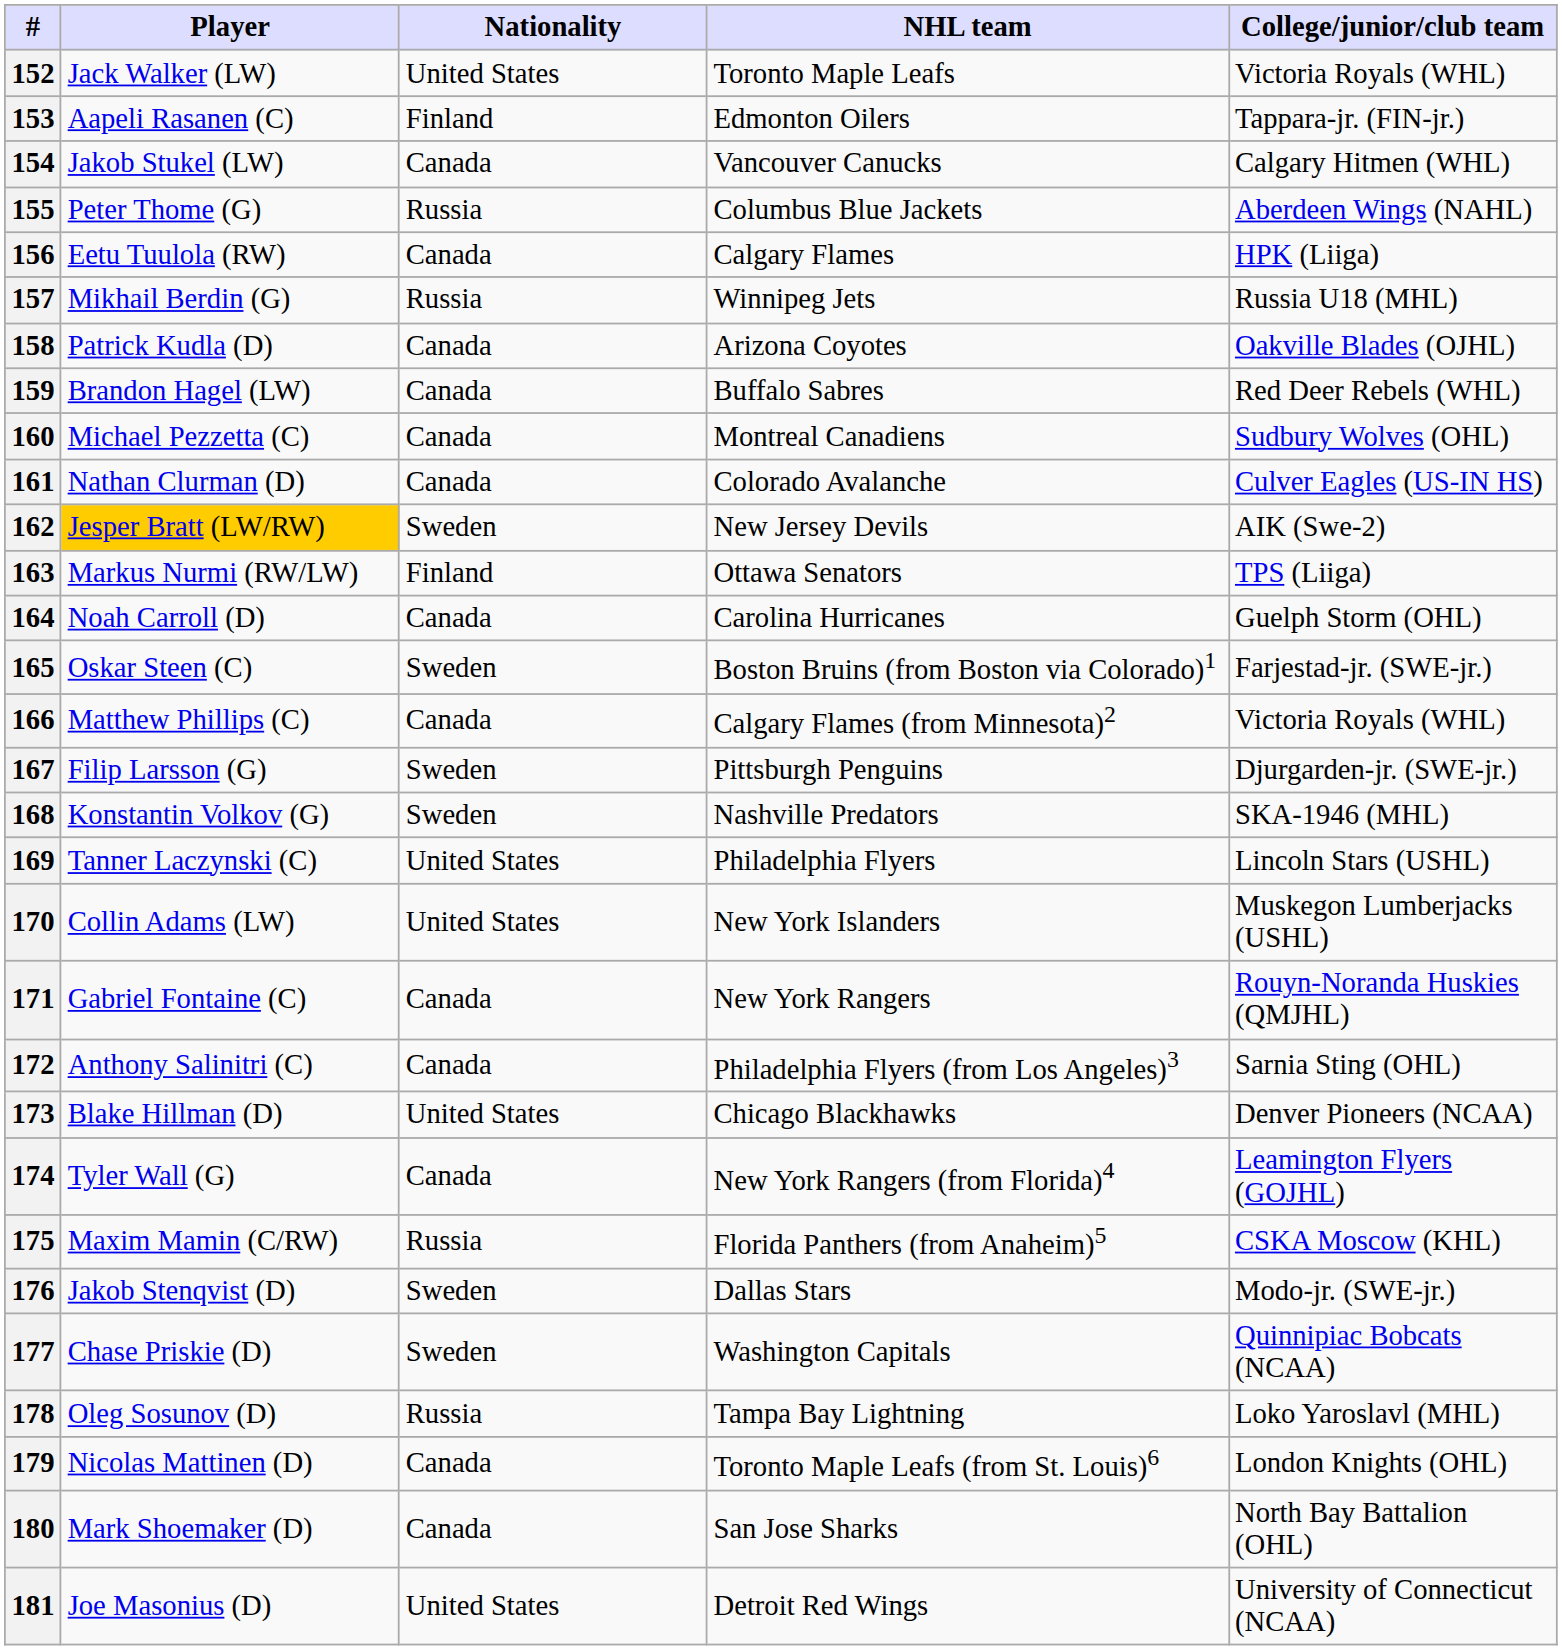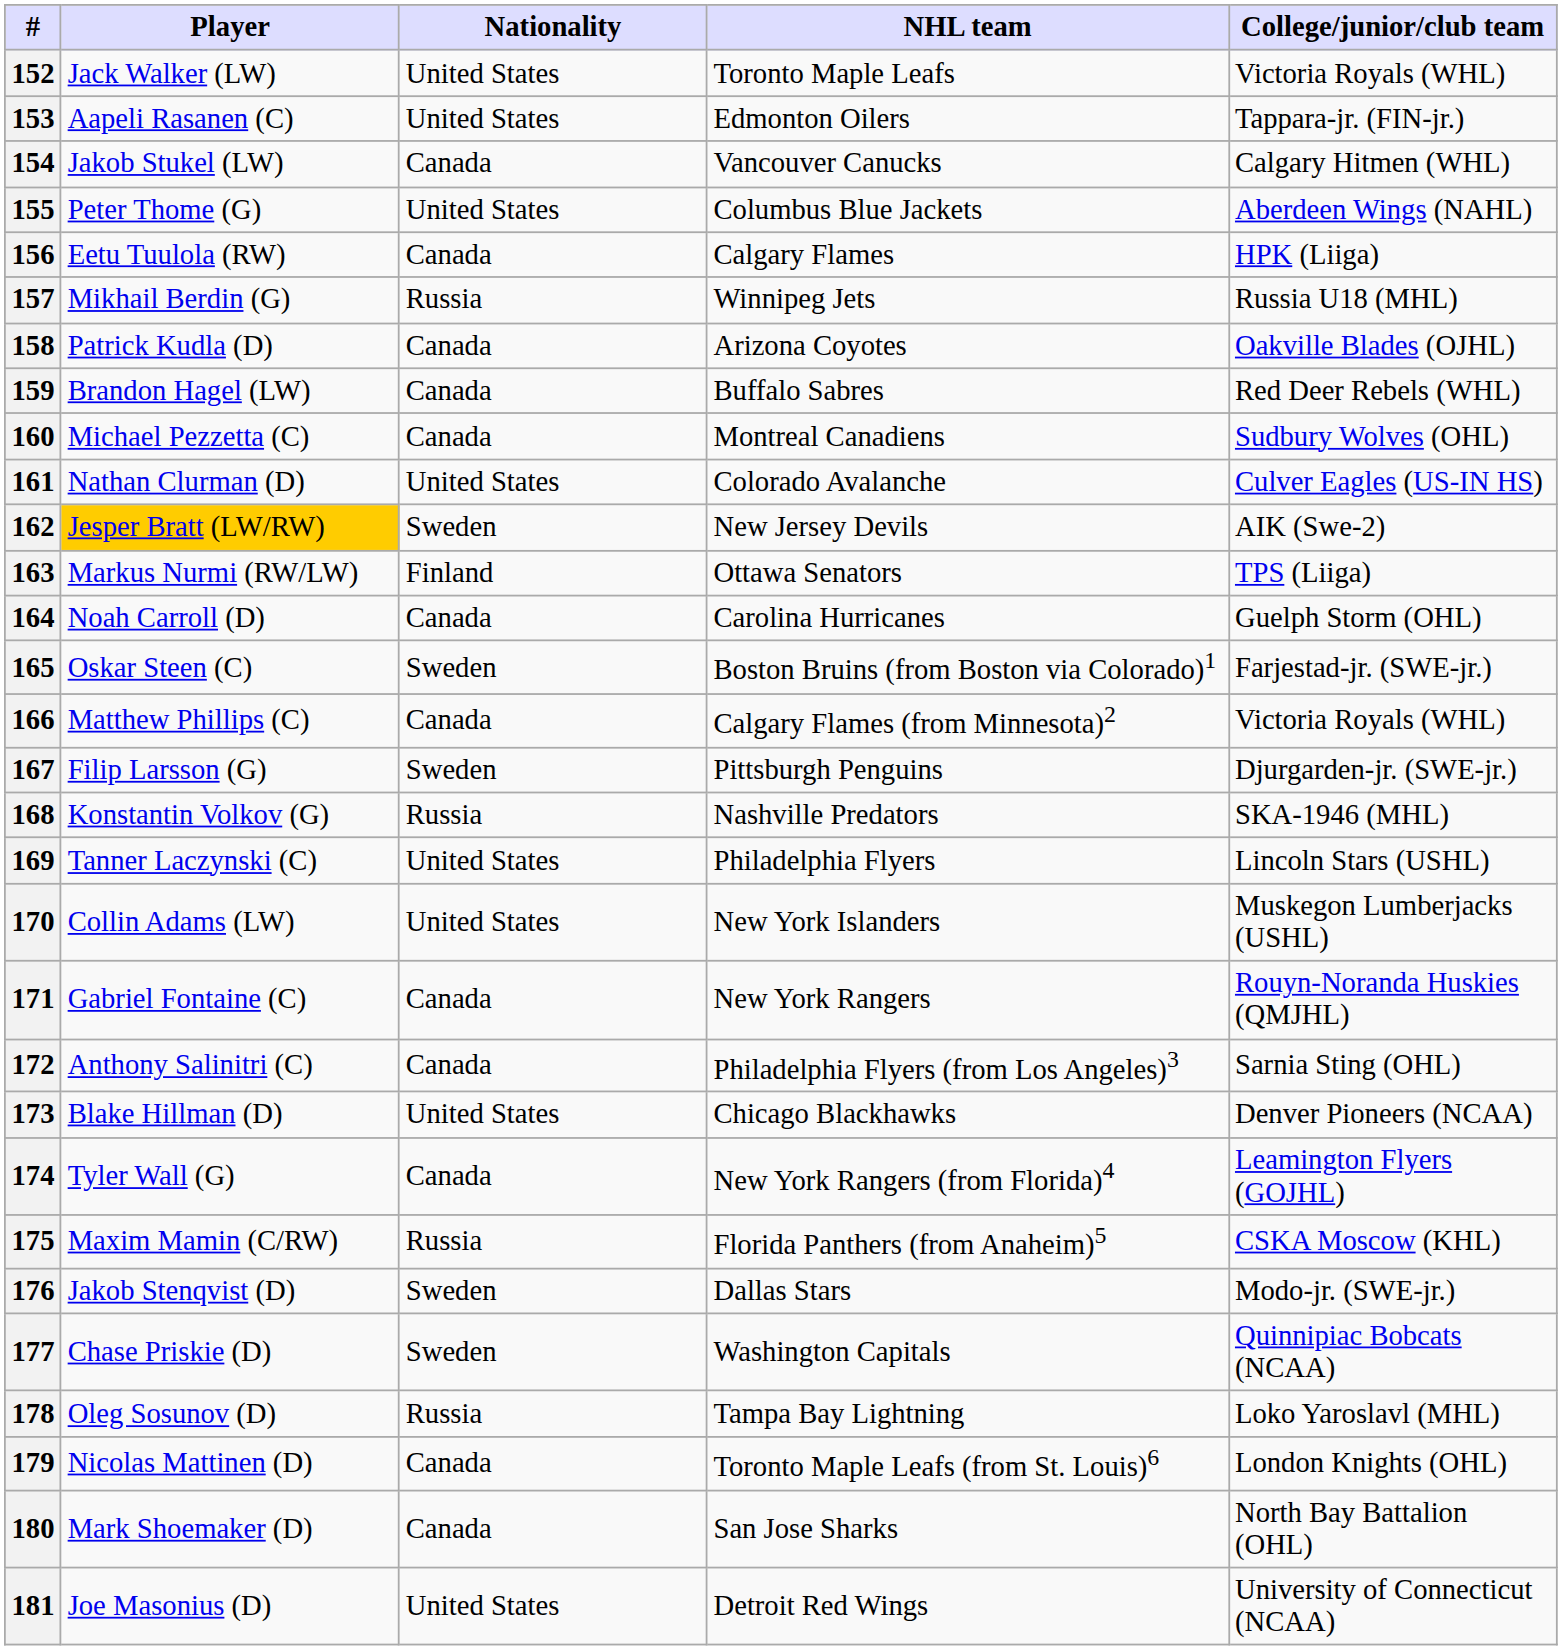(450, 118) Finland -> (483, 118) United States
(444, 208) Russia -> (483, 208) United States
(449, 481) Canada -> (483, 481) United States
(451, 814) Sweden -> (444, 814) Russia
